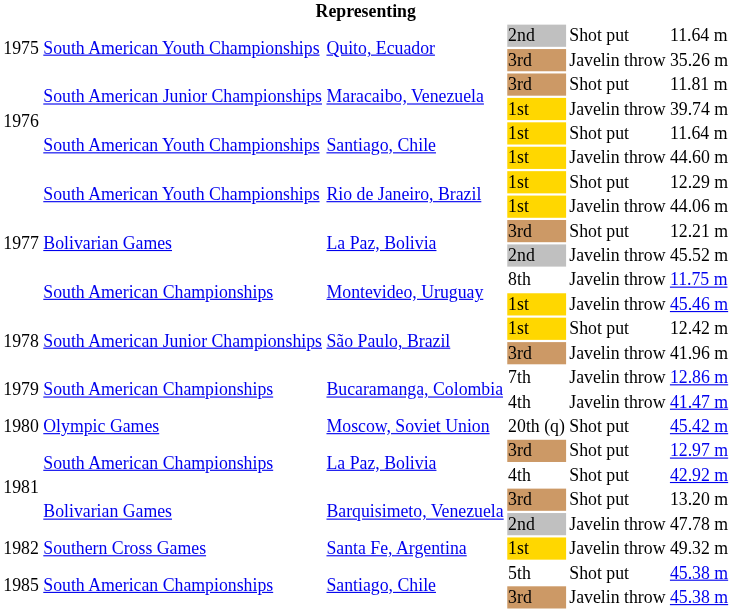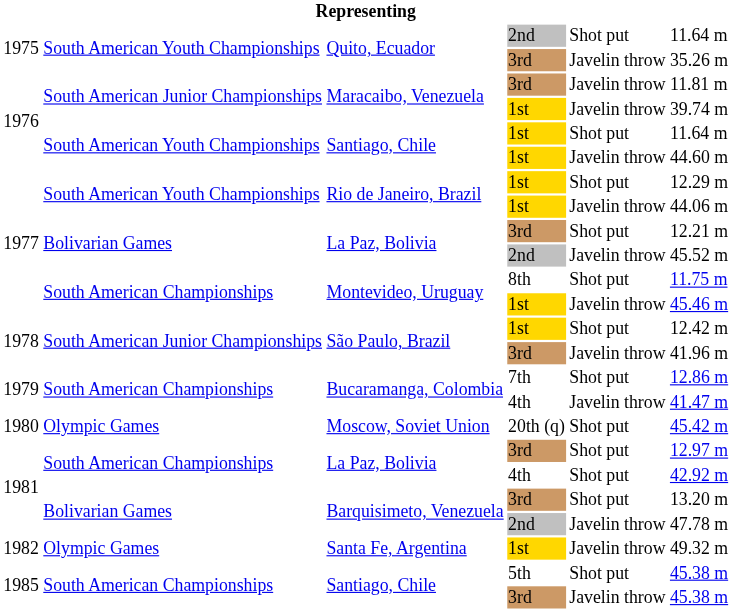(599, 84) Shot put -> (617, 84) Javelin throw
(617, 279) Javelin throw -> (599, 279) Shot put
(617, 377) Javelin throw -> (599, 377) Shot put
(125, 548) Southern Cross Games -> (101, 548) Olympic Games
